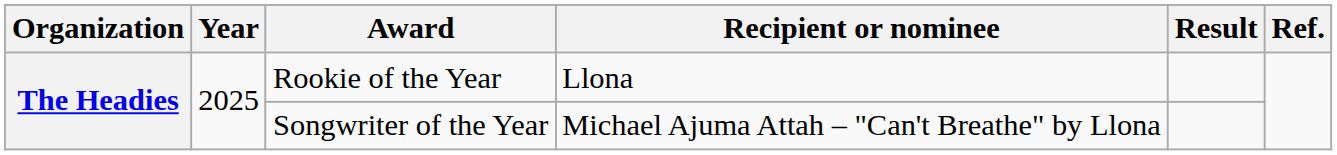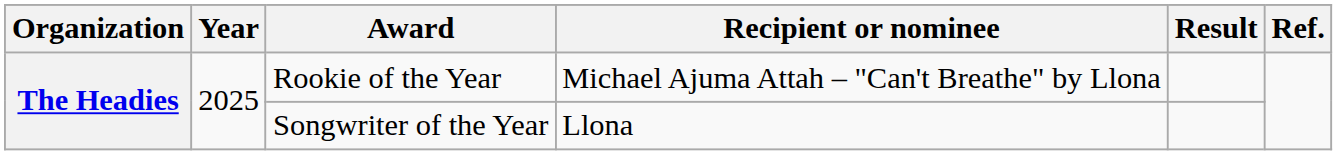(598, 76) Llona -> (862, 76) Michael Ajuma Attah – "Can't Breathe" by Llona
(862, 125) Michael Ajuma Attah – "Can't Breathe" by Llona -> (598, 125) Llona
